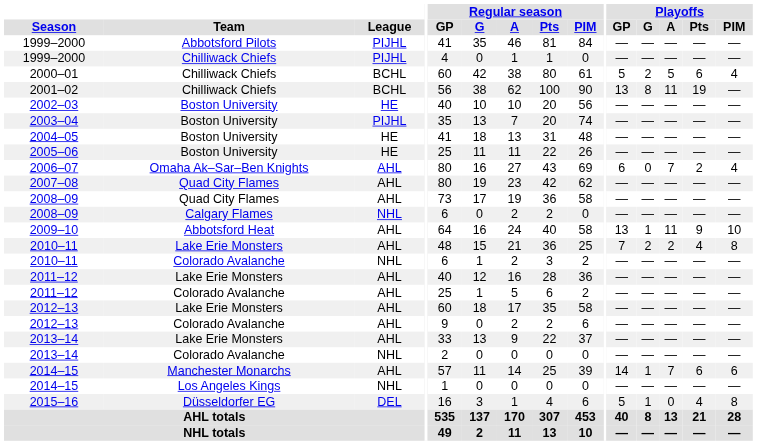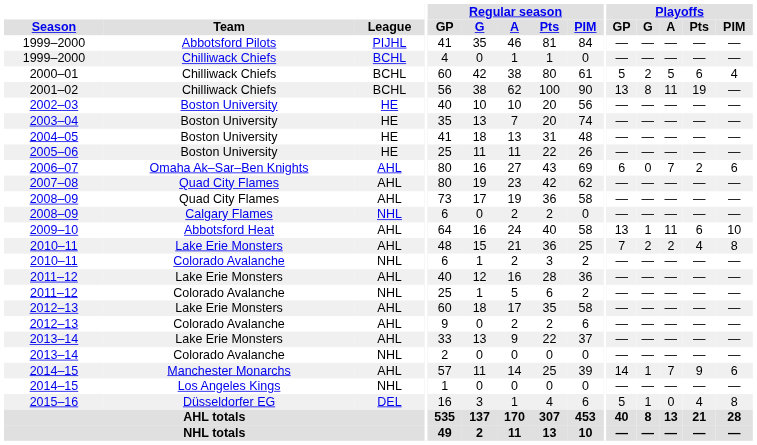(389, 58) PIJHL -> (389, 58) BCHL
(389, 121) PIJHL -> (389, 121) HE
(734, 167) 4 -> (734, 167) 6
(699, 230) 9 -> (699, 230) 6
(389, 292) AHL -> (389, 292) NHL
(699, 370) 6 -> (699, 370) 9
